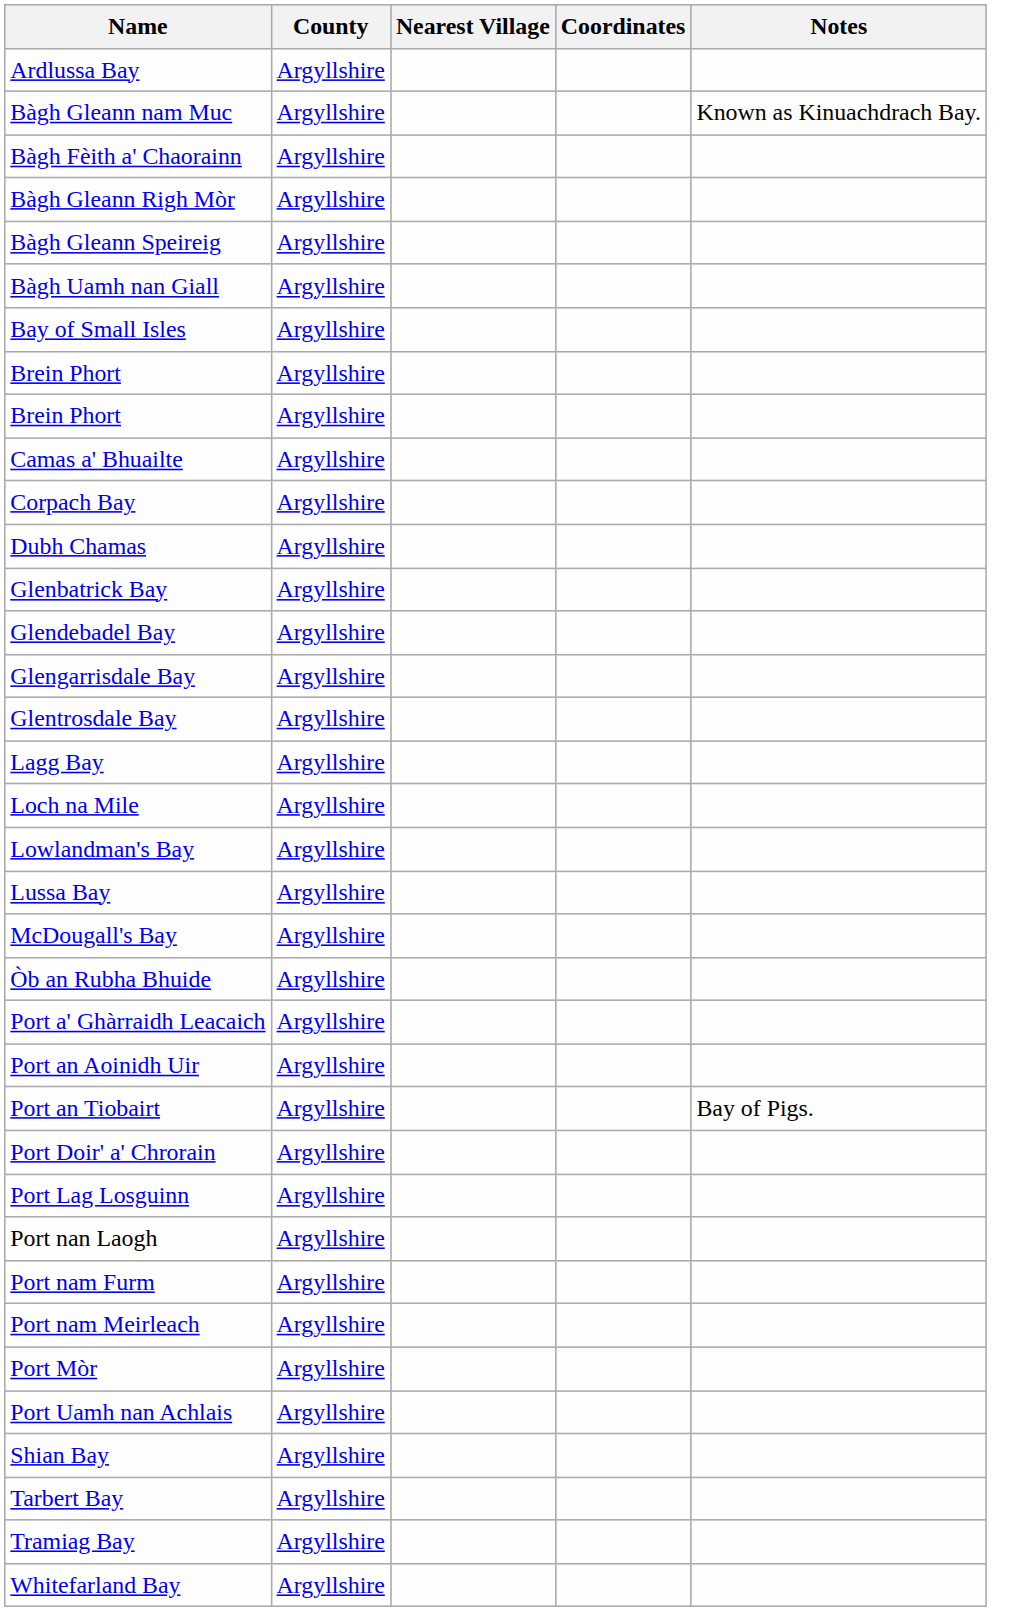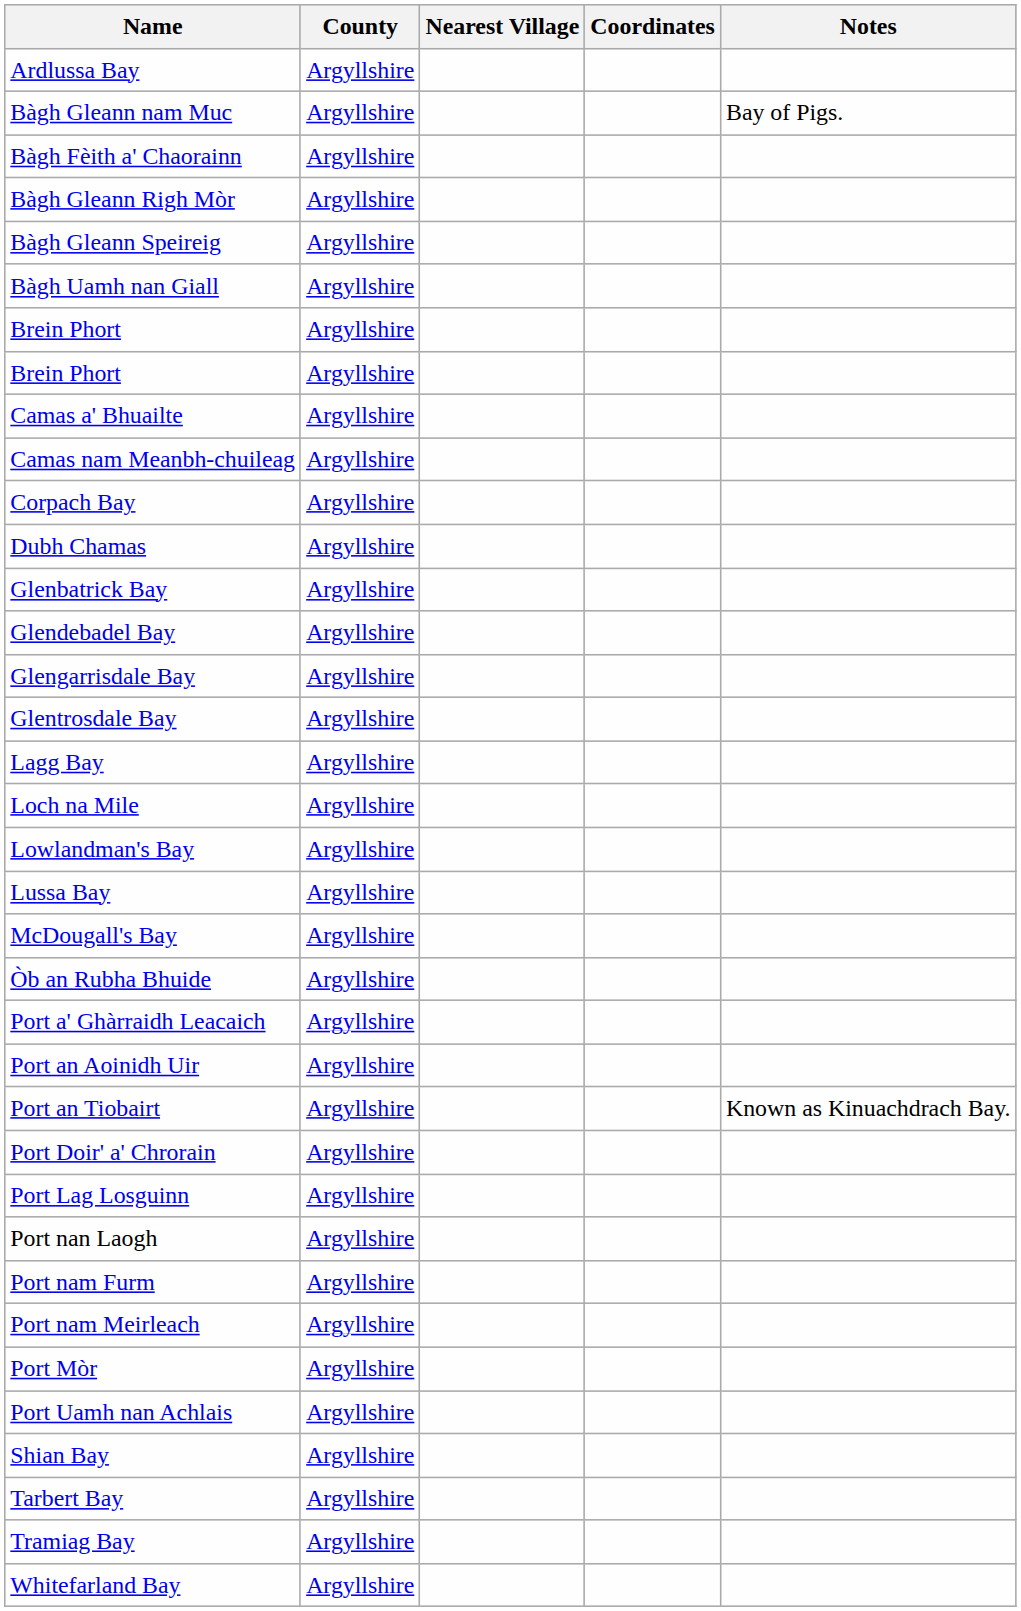(839, 112) Known as Kinuachdrach Bay. -> (785, 112) Bay of Pigs.
- row: (98, 329)
+ row: (153, 458)
(755, 1108) Bay of Pigs. -> (868, 1108) Known as Kinuachdrach Bay.
